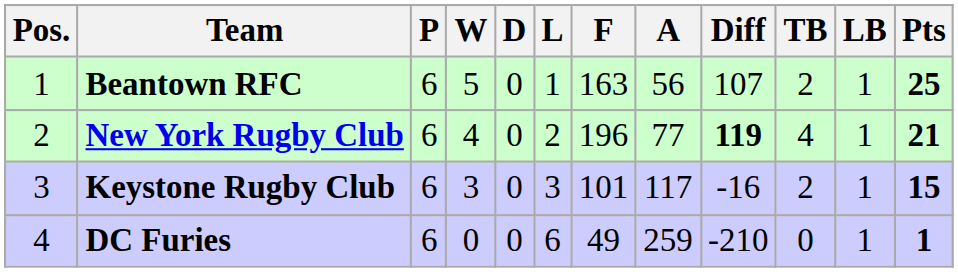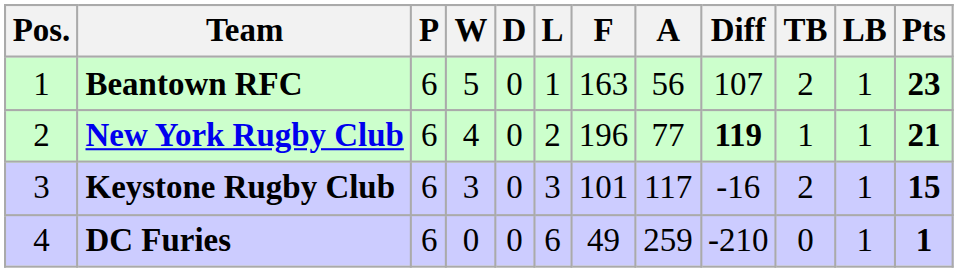(924, 82) 25 -> (924, 82) 23
(806, 135) 4 -> (806, 135) 1
